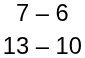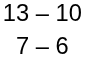rows swapped: (42, 13) <-> (42, 46)
